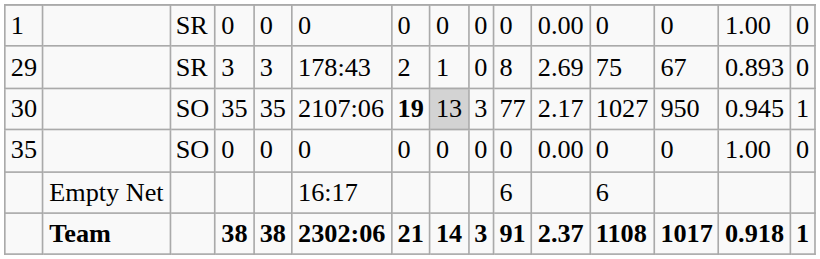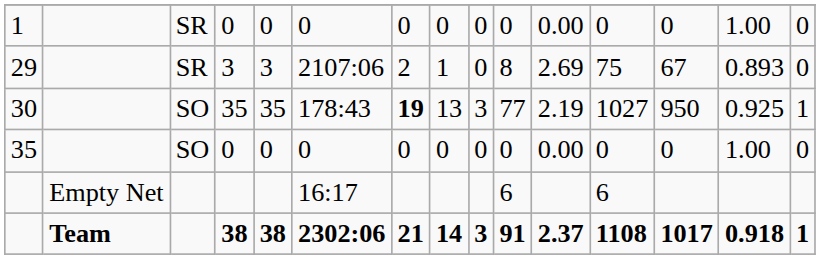(334, 66) 178:43 -> (341, 66) 2107:06
(341, 108) 2107:06 -> (334, 108) 178:43
(449, 108) lightgrey background -> (449, 108) no background
(561, 108) 2.17 -> (561, 108) 2.19
(754, 108) 0.945 -> (754, 108) 0.925
